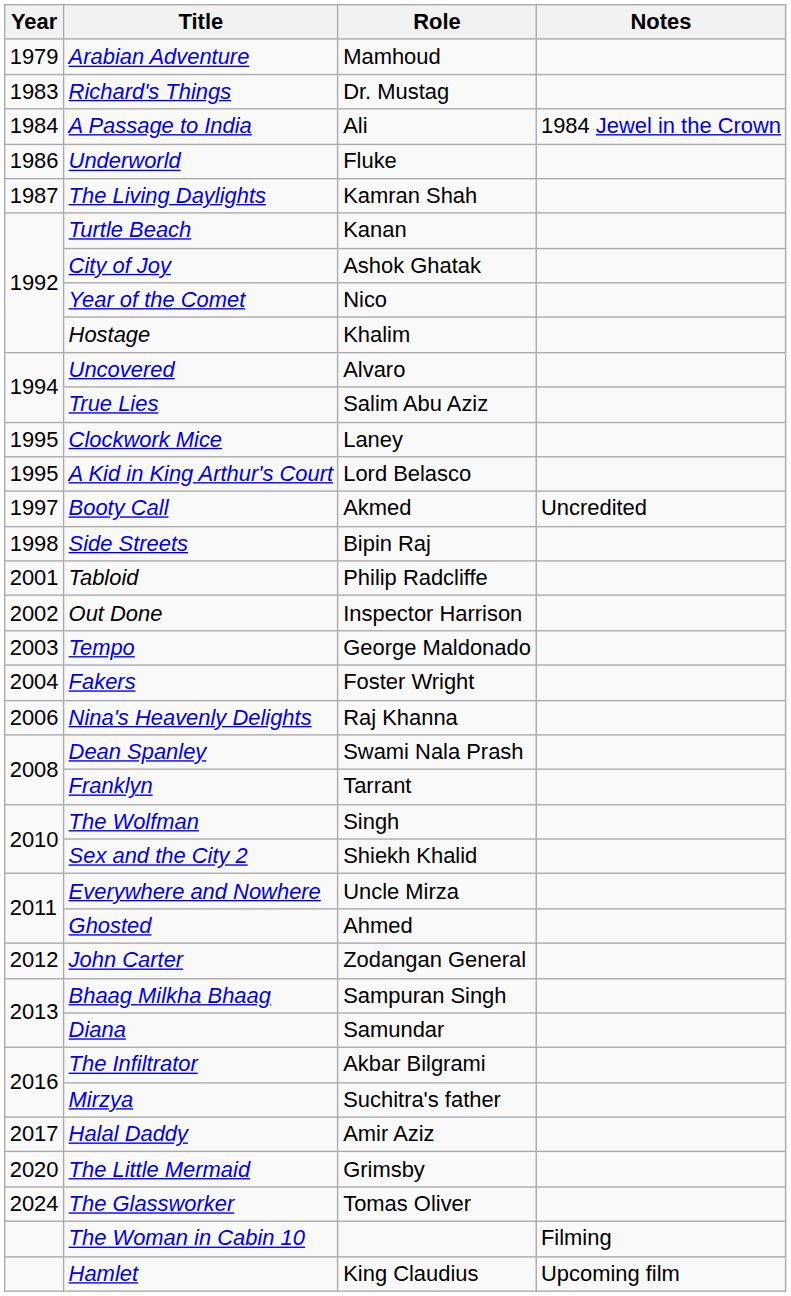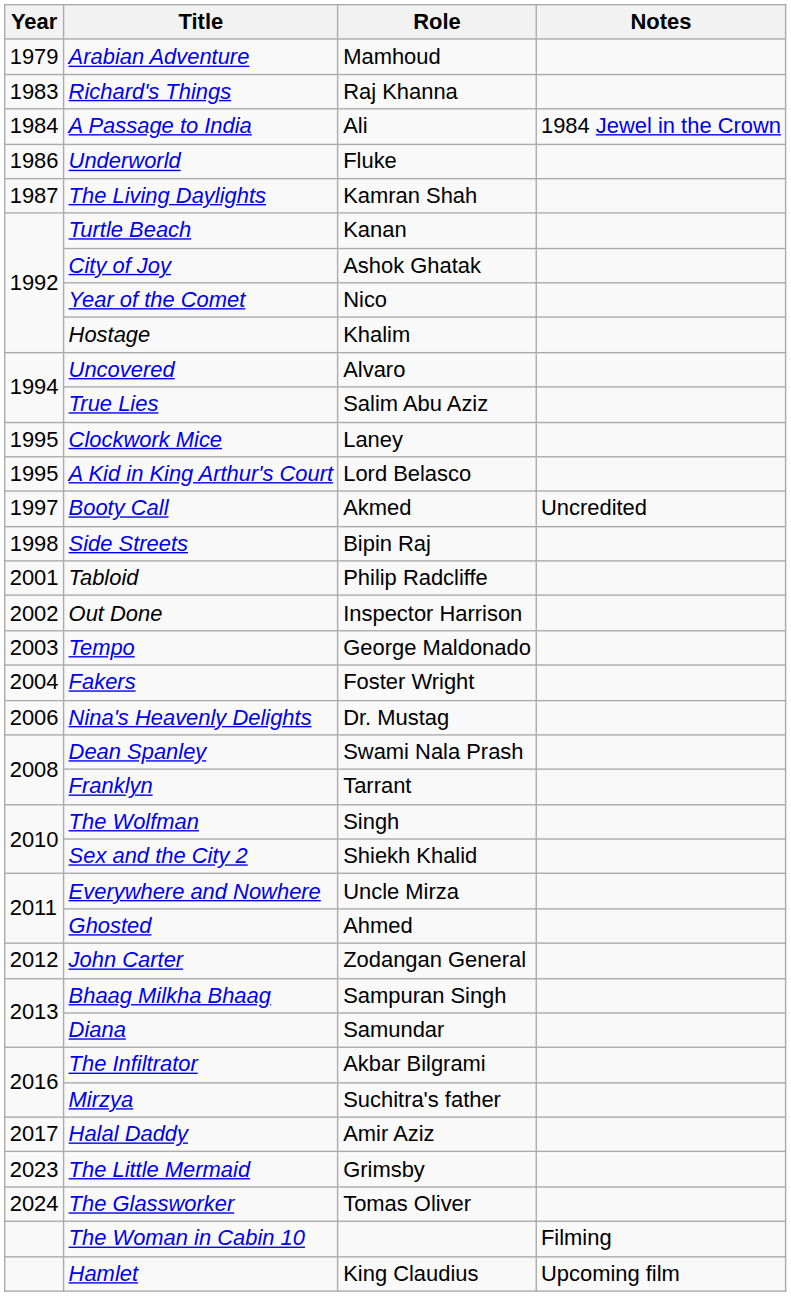(396, 91) Dr. Mustag -> (400, 91) Raj Khanna
(400, 717) Raj Khanna -> (396, 717) Dr. Mustag
(34, 1169) 2020 -> (34, 1169) 2023
